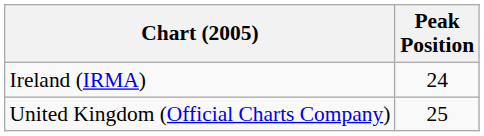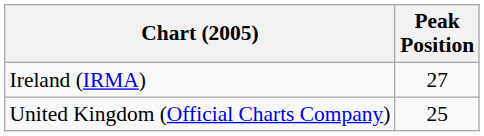(437, 79) 24 -> (437, 79) 27
